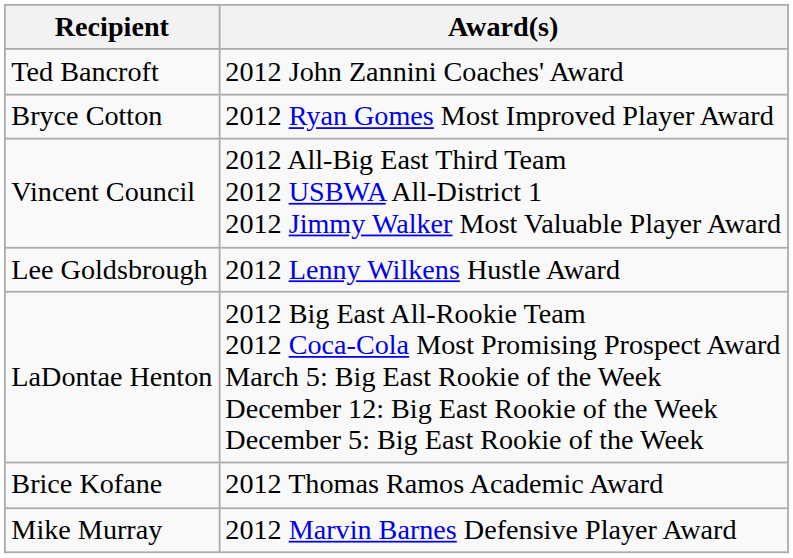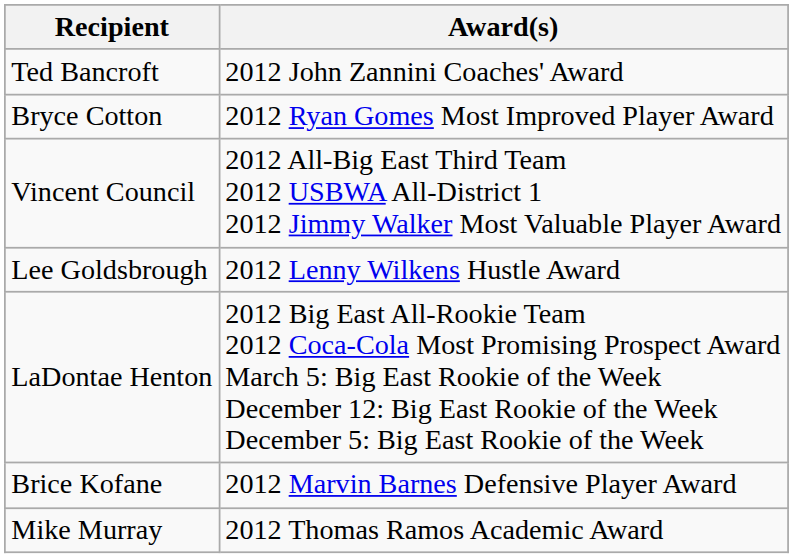(444, 484) 2012 Thomas Ramos Academic Award -> (481, 484) 2012 Marvin Barnes Defensive Player Award
(481, 529) 2012 Marvin Barnes Defensive Player Award -> (444, 529) 2012 Thomas Ramos Academic Award
